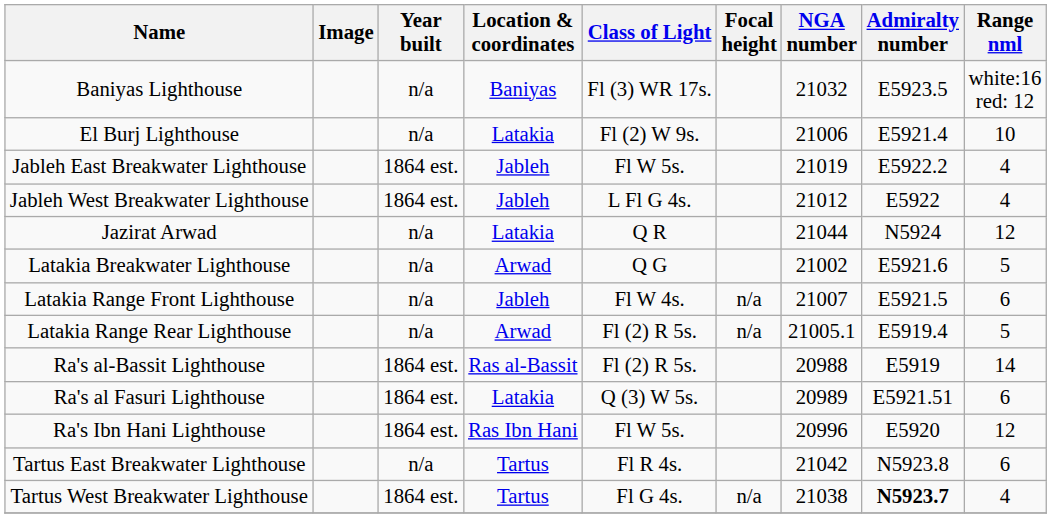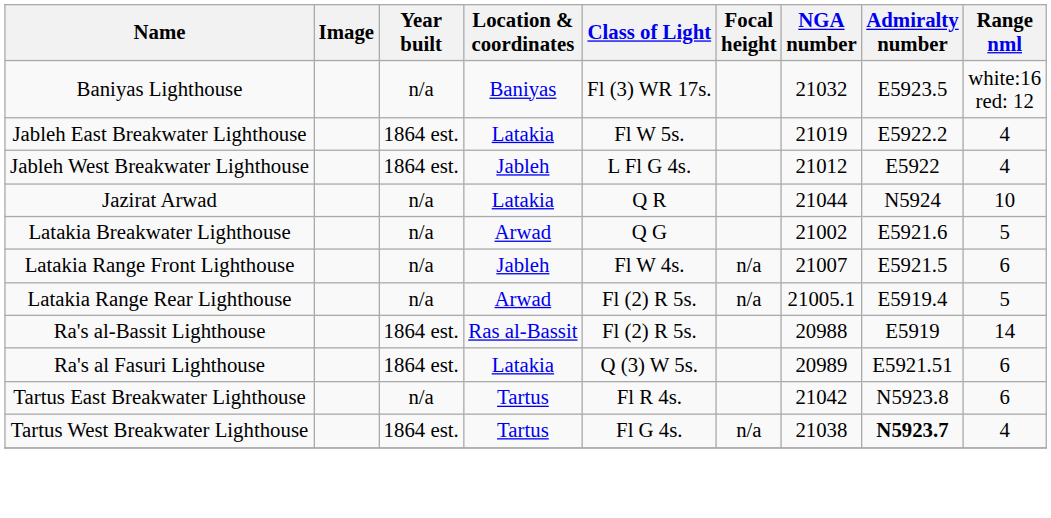- row: (159, 133)
(523, 166) Jableh -> (523, 133) Latakia
(1005, 232) 12 -> (1005, 199) 10
- row: (159, 430)
